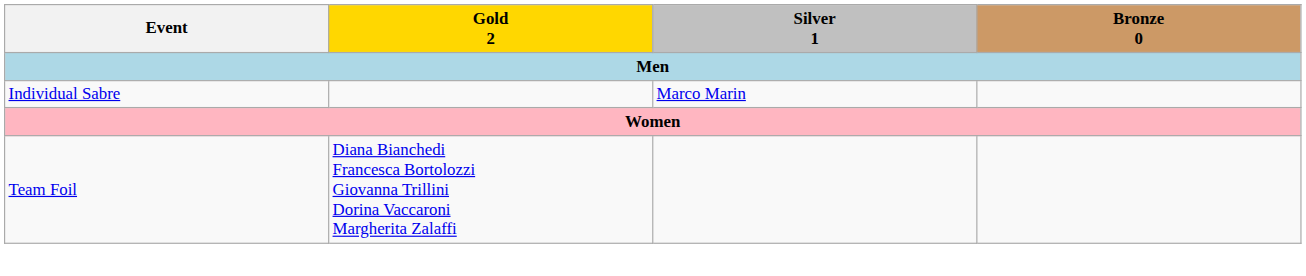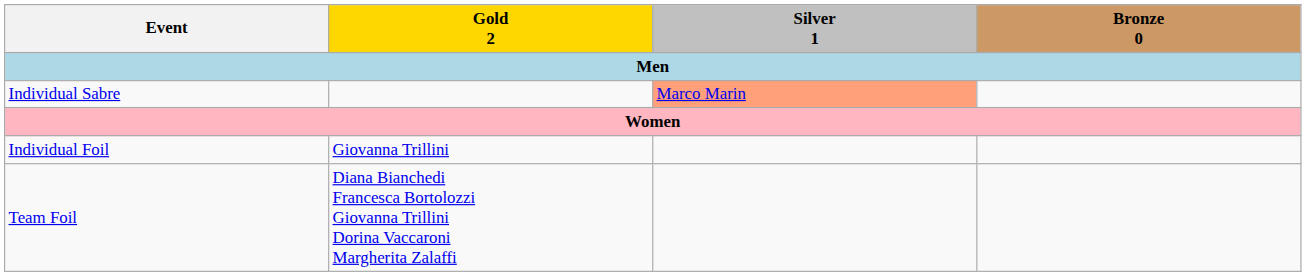(701, 94) no background -> (701, 94) lightsalmon background
+ row: (59, 149)
